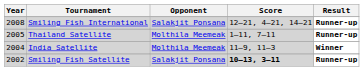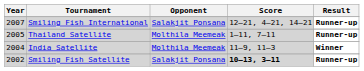(15, 23) 2008 -> (15, 23) 2007
